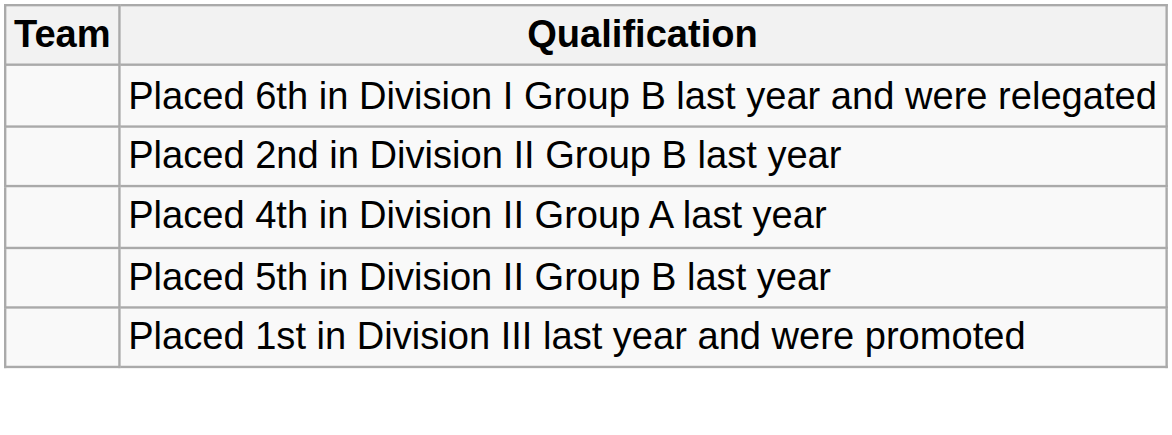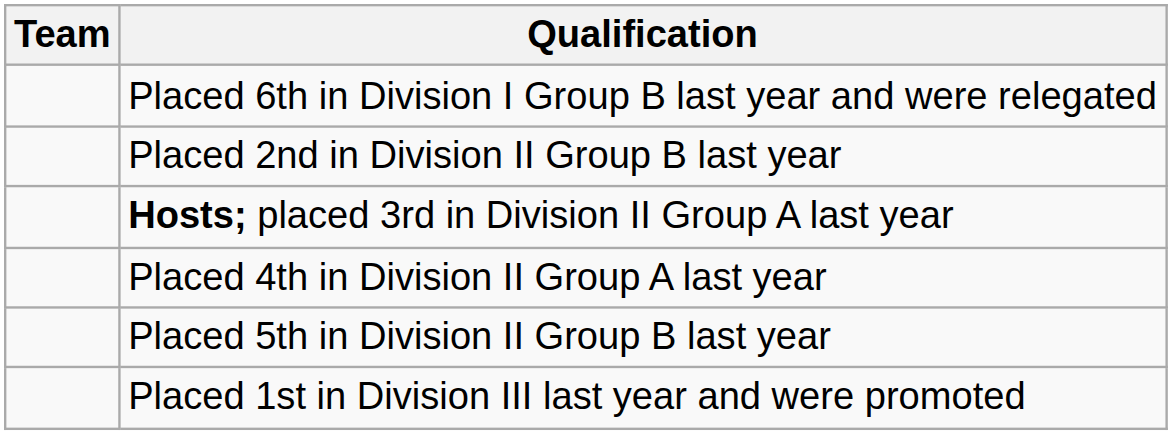+ row: (541, 215)
